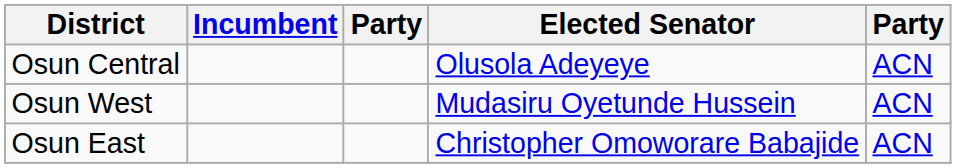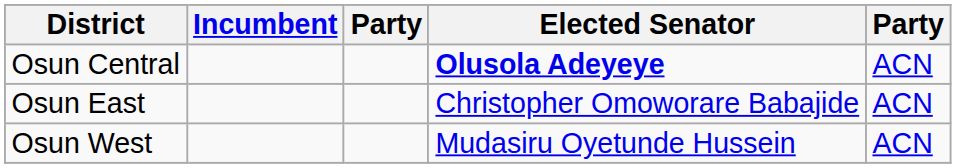(543, 64) normal -> (550, 64) bold
rows swapped: (78, 143) <-> (82, 103)
